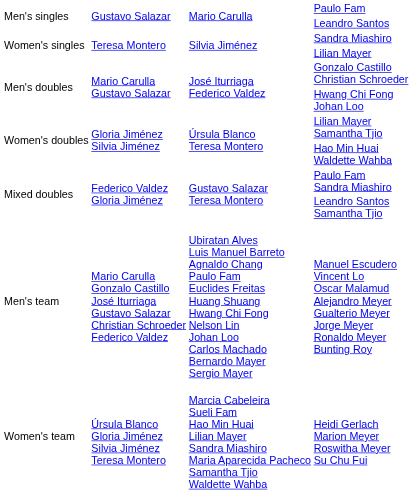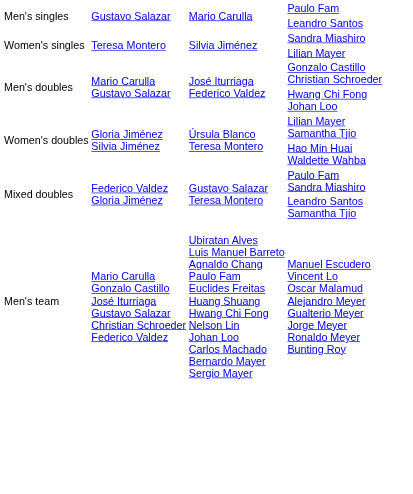- row: (352, 442)
